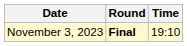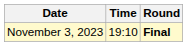columns swapped: (166, 13) <-> (127, 13)
